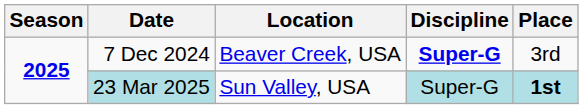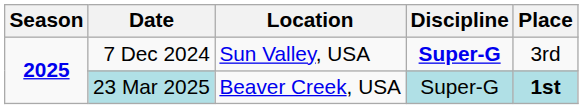(310, 53) Beaver Creek, USA -> (295, 53) Sun Valley, USA
(295, 86) Sun Valley, USA -> (310, 86) Beaver Creek, USA
